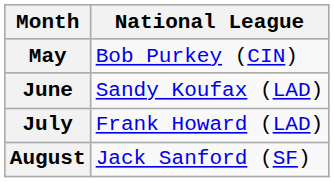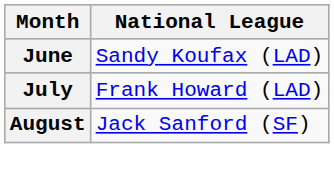- row: (48, 56)
